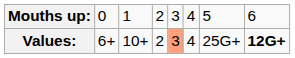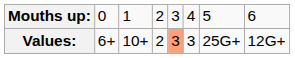(191, 41) 4 -> (191, 41) 3
(267, 41) bold -> (267, 41) normal
